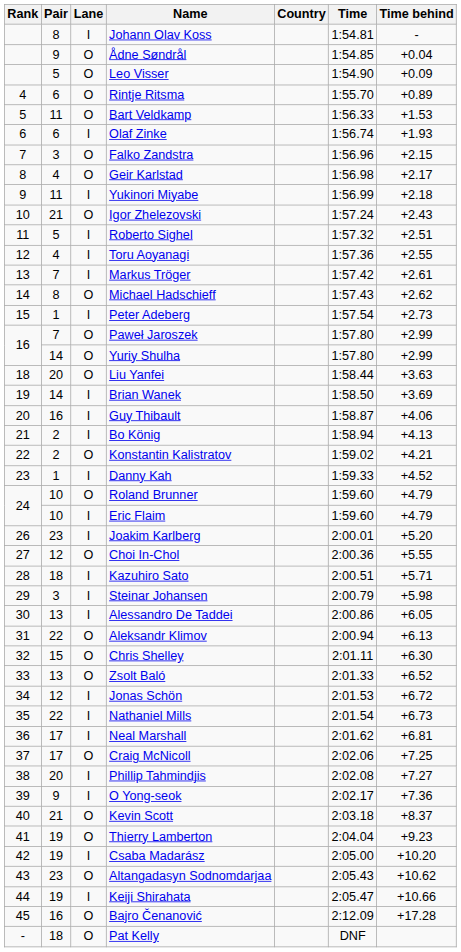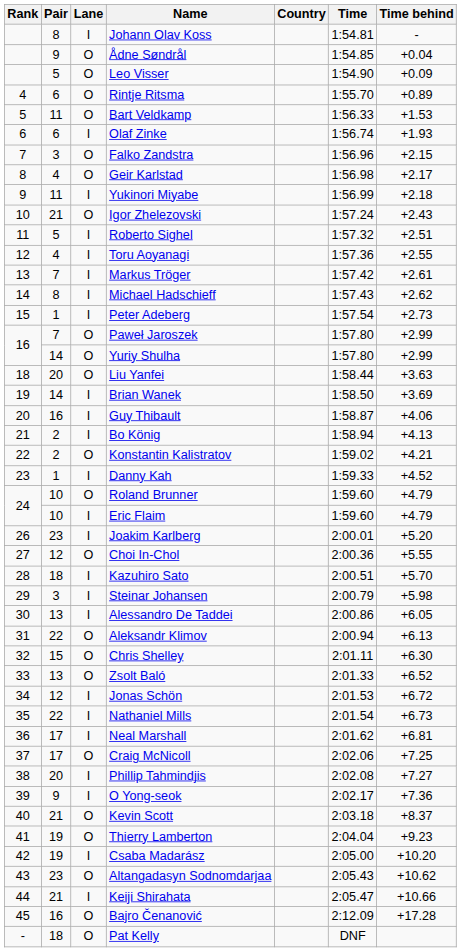(89, 295) O -> (89, 295) I
(417, 575) +5.71 -> (417, 575) +5.70
(56, 896) 19 -> (56, 896) 21
